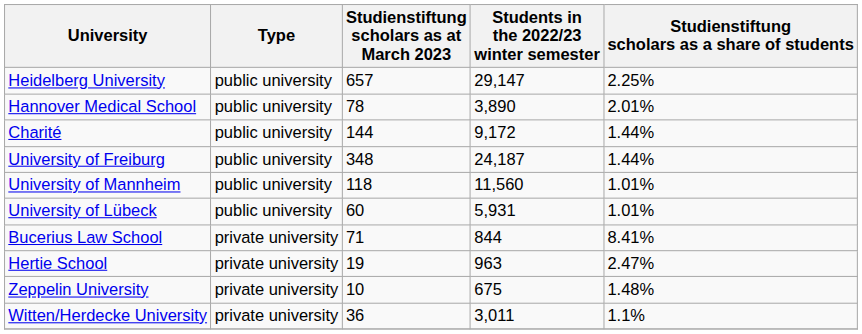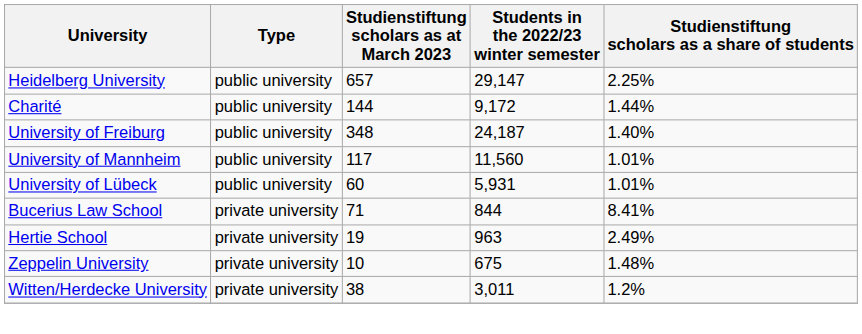- row: (102, 106)
(631, 159) 1.44% -> (631, 133) 1.40%
(359, 185) 118 -> (359, 159) 117
(631, 263) 2.47% -> (631, 237) 2.49%
(355, 316) 36 -> (355, 289) 38
(626, 316) 1.1% -> (626, 289) 1.2%
